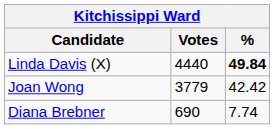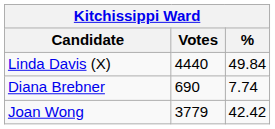(247, 64) bold -> (247, 64) normal
rows swapped: (46, 87) <-> (56, 111)
